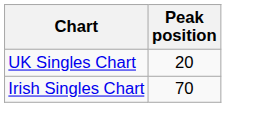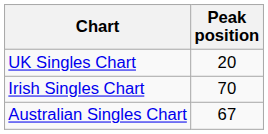+ row: (98, 115)
